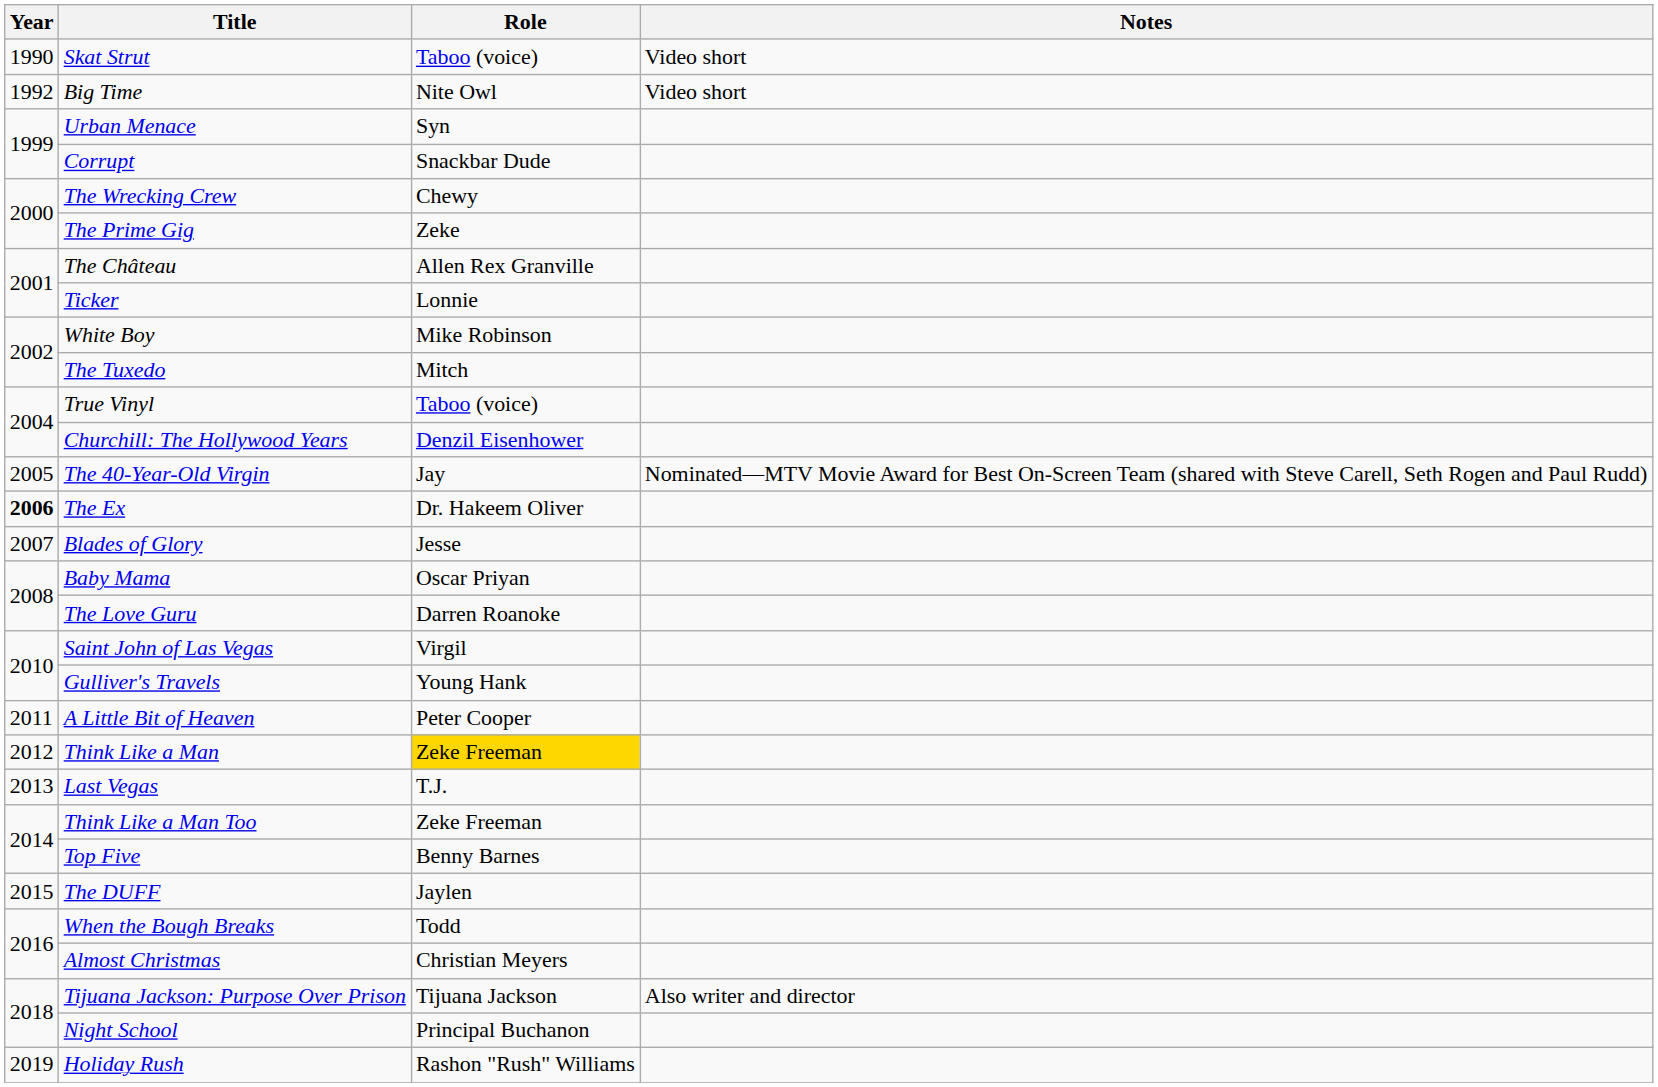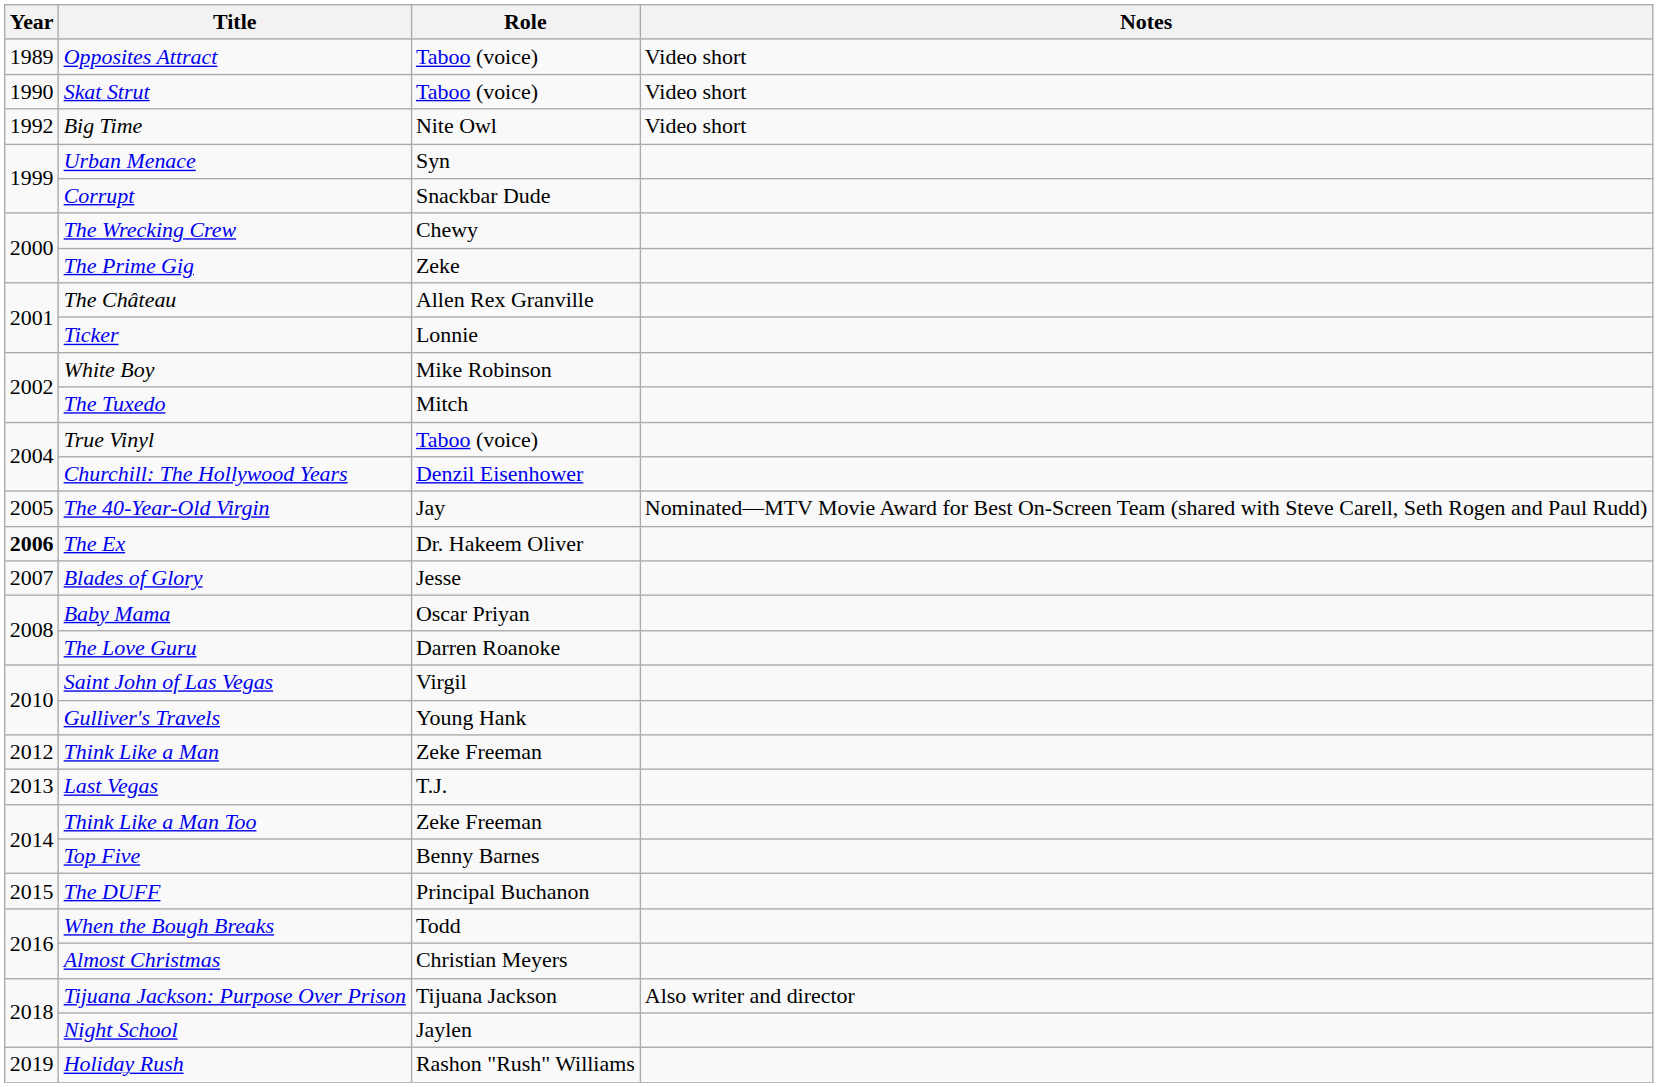+ row: (141, 56)
- row: (159, 717)
(479, 751) gold background -> (479, 751) no background
(444, 890) Jaylen -> (503, 890) Principal Buchanon
(503, 1030) Principal Buchanon -> (444, 1030) Jaylen
